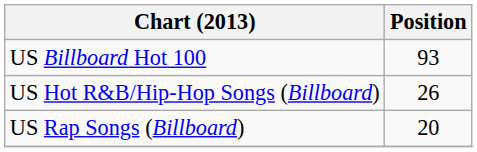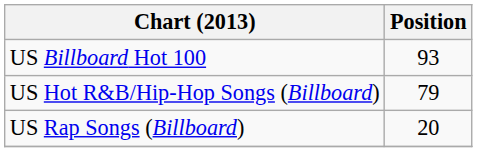(428, 92) 26 -> (428, 92) 79
